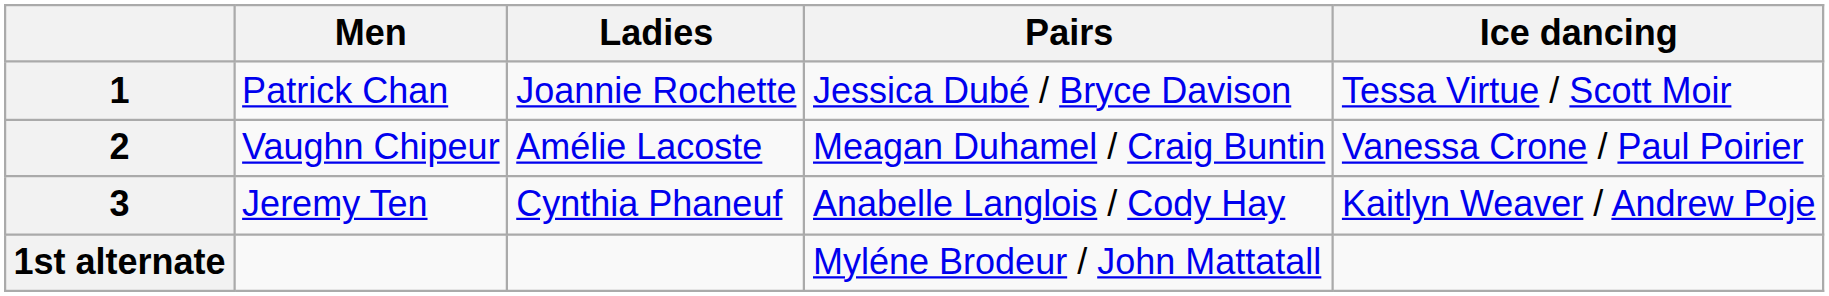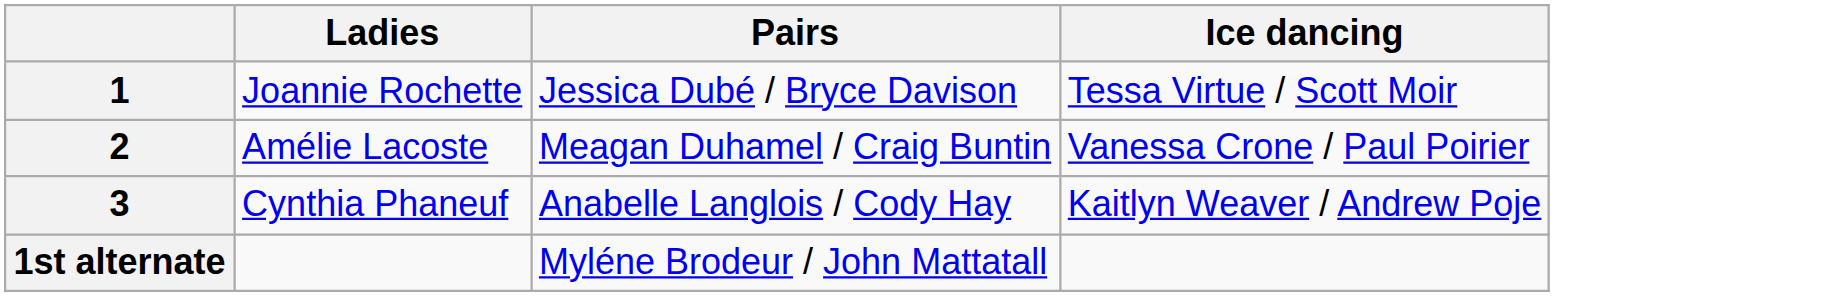- column: (371, 33)
